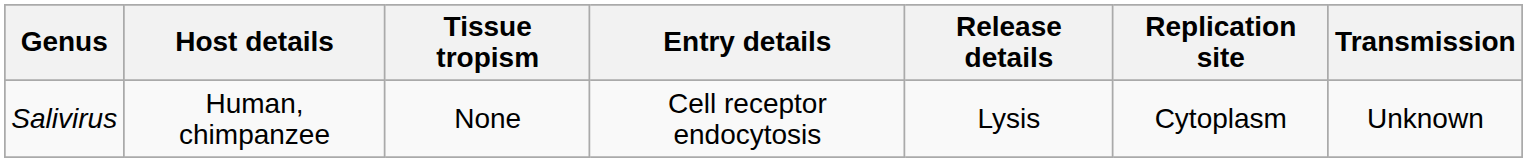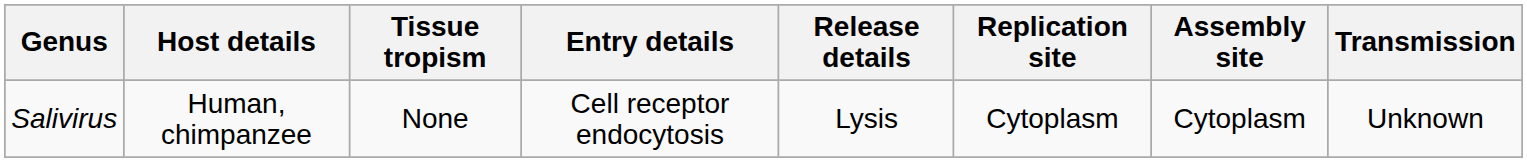+ column: (1240, 42)
